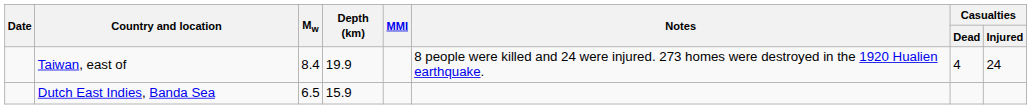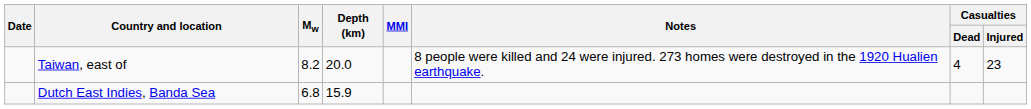(311, 64) 8.4 -> (311, 64) 8.2
(339, 64) 19.9 -> (339, 64) 20.0
(994, 64) 24 -> (994, 64) 23
(311, 93) 6.5 -> (311, 93) 6.8
